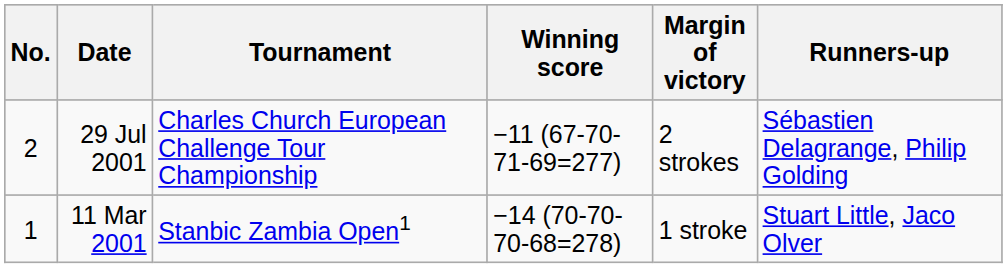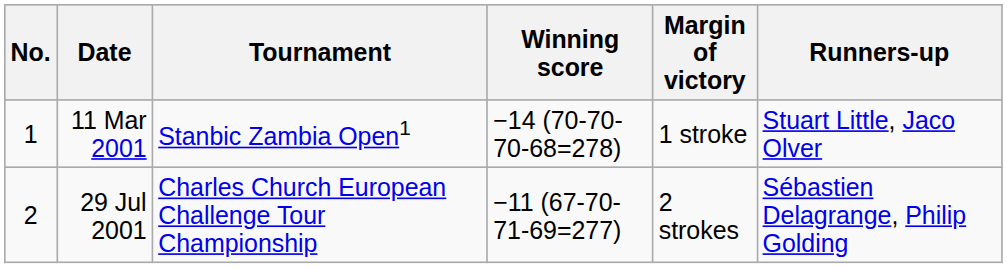rows swapped: (109, 229) <-> (113, 148)
